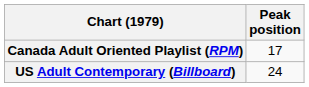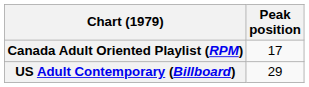(275, 72) 24 -> (275, 72) 29
